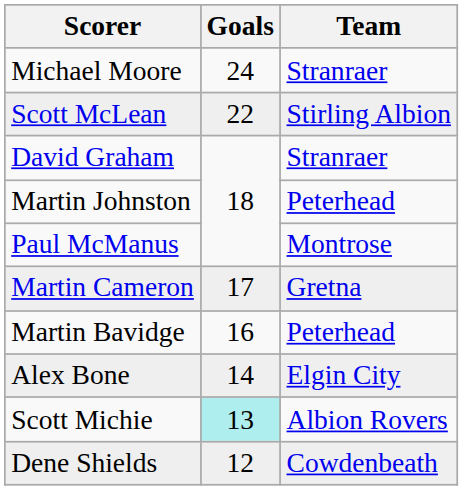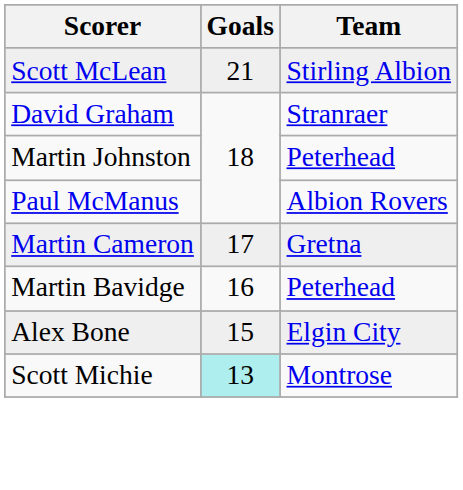- row: (96, 69)
(240, 113) 22 -> (240, 69) 21
(339, 244) Montrose -> (367, 200) Albion Rovers
(240, 375) 14 -> (240, 331) 15
(367, 419) Albion Rovers -> (339, 375) Montrose
- row: (84, 462)
